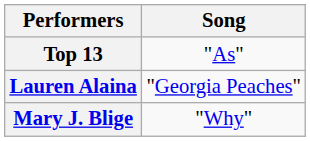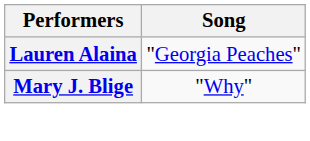- row: (73, 53)
